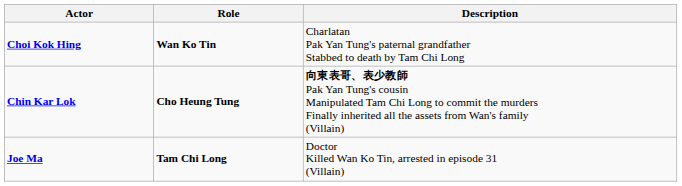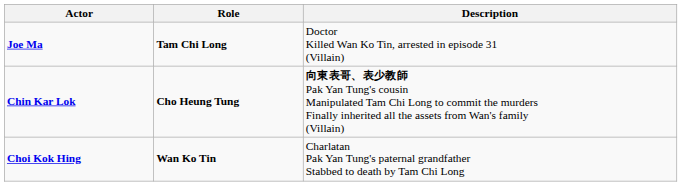rows swapped: (44, 44) <-> (25, 159)
